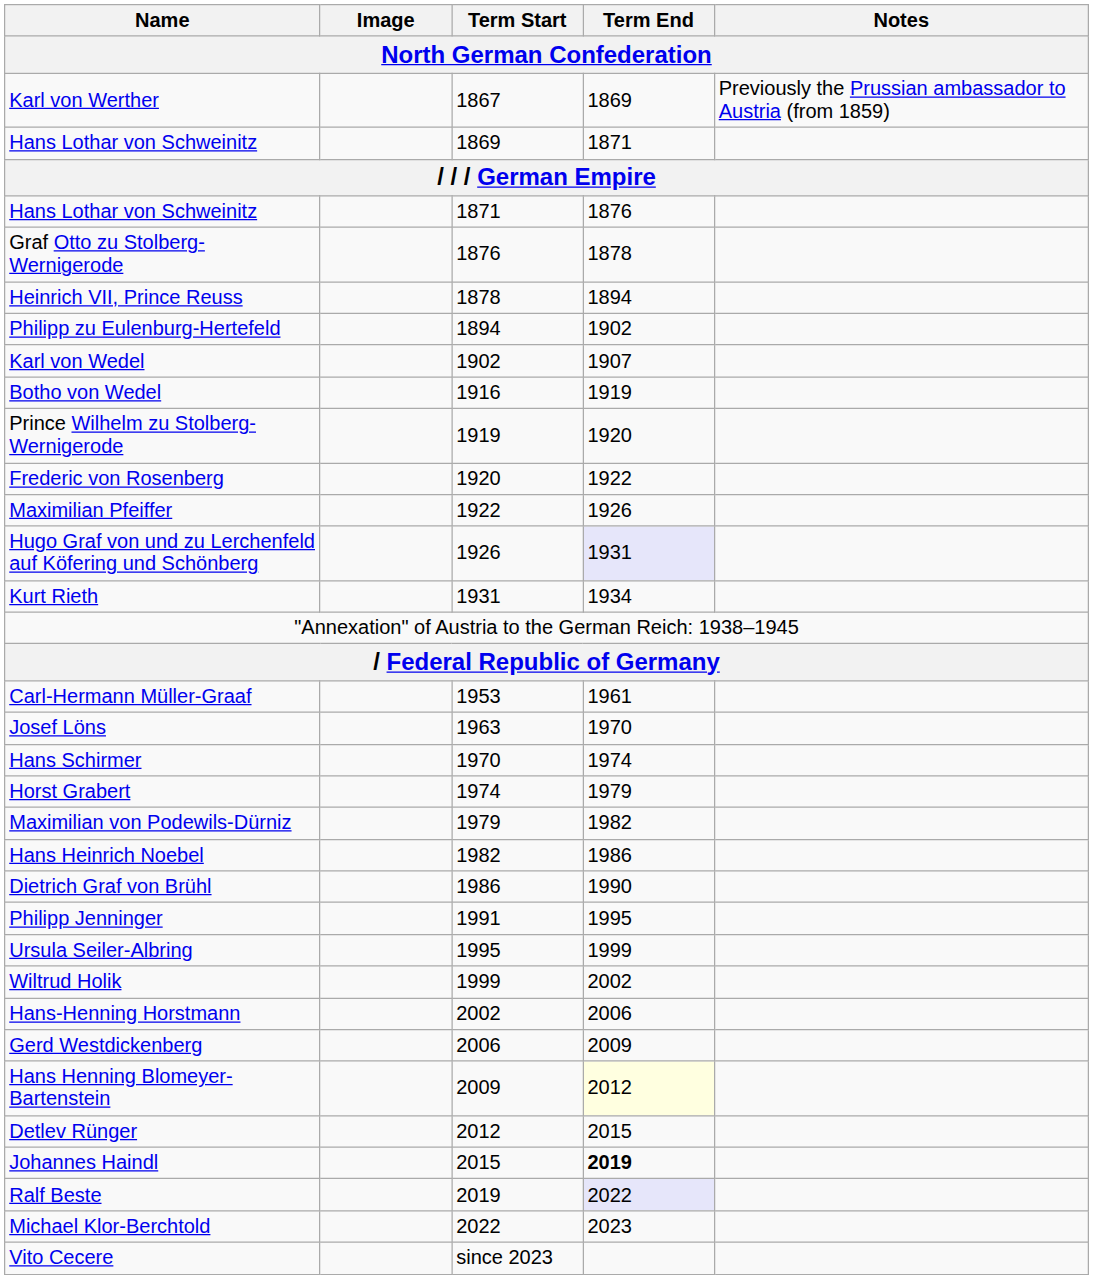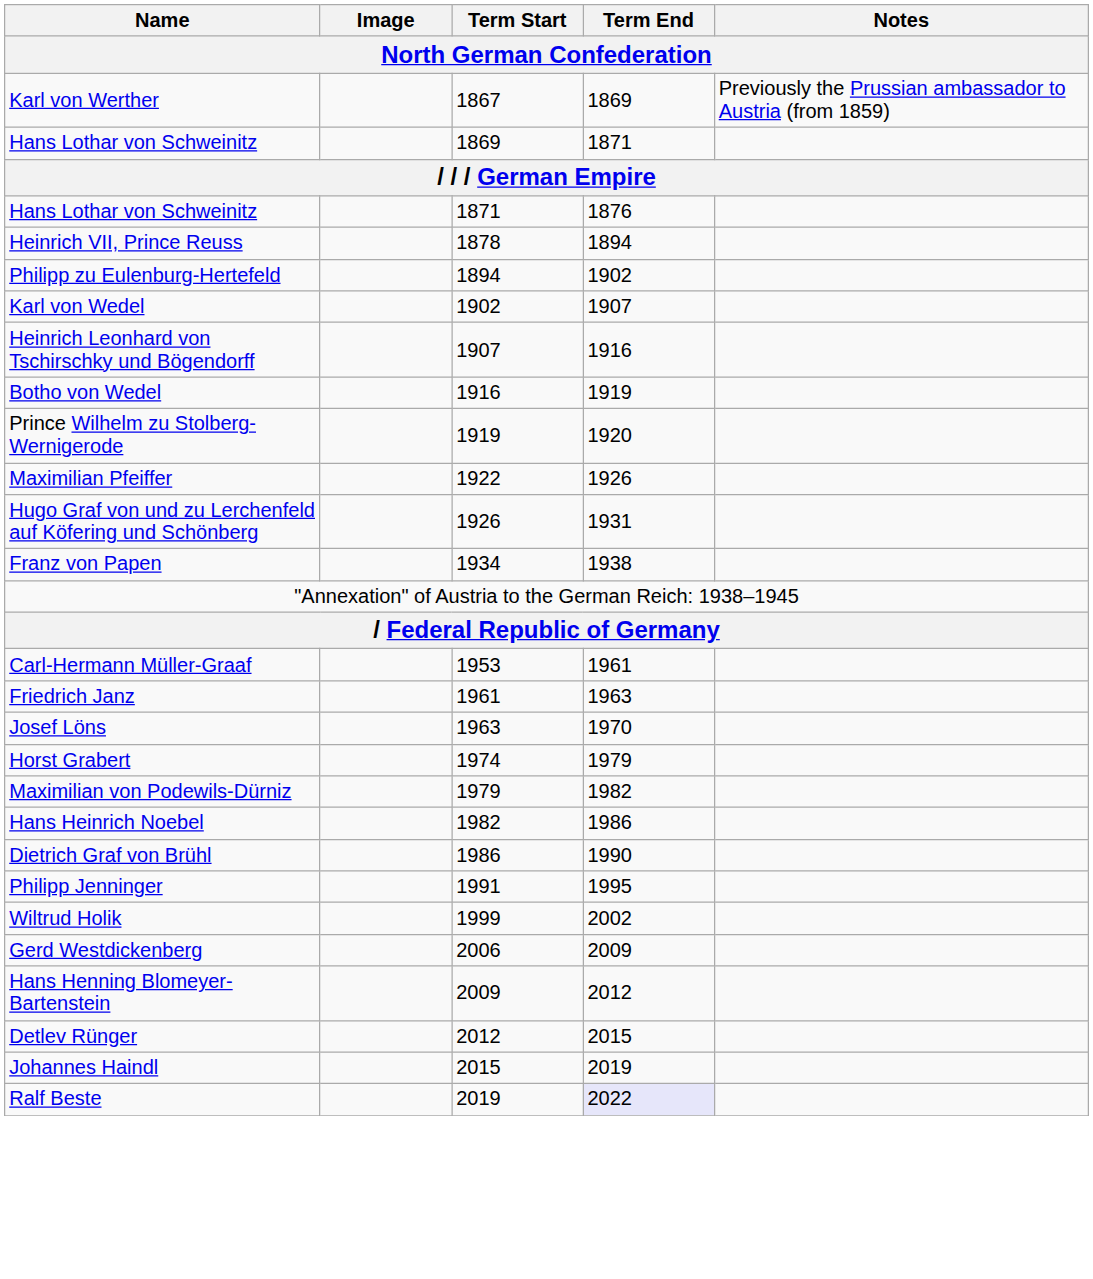- row: (107, 254)
+ row: (132, 349)
- row: (117, 478)
(610, 553) lavender background -> (610, 521) no background
- row: (54, 596)
+ row: (85, 564)
+ row: (72, 696)
- row: (75, 759)
- row: (101, 950)
- row: (125, 1013)
(610, 1088) lightyellow background -> (610, 993) no background
(610, 1162) bold -> (610, 1067) normal
- row: (110, 1226)
- row: (61, 1258)
